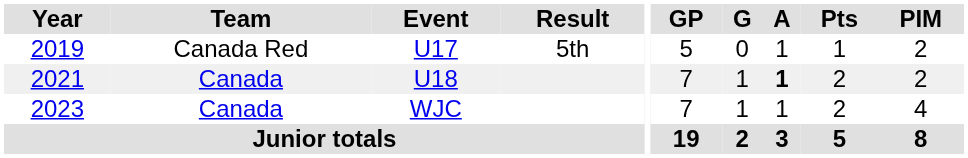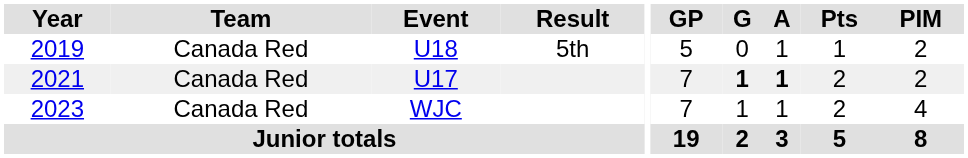(436, 48) U17 -> (436, 48) U18
(241, 78) Canada -> (241, 78) Canada Red
(436, 78) U18 -> (436, 78) U17
(742, 78) normal -> (742, 78) bold
(241, 108) Canada -> (241, 108) Canada Red
